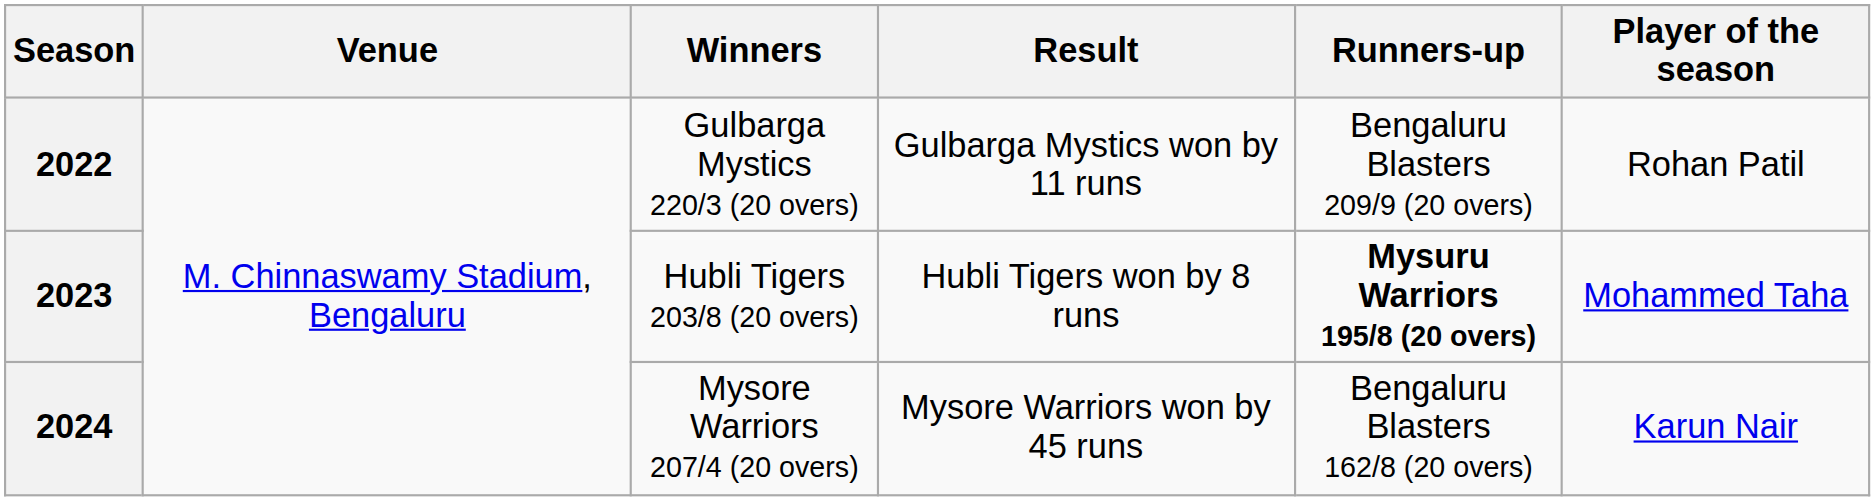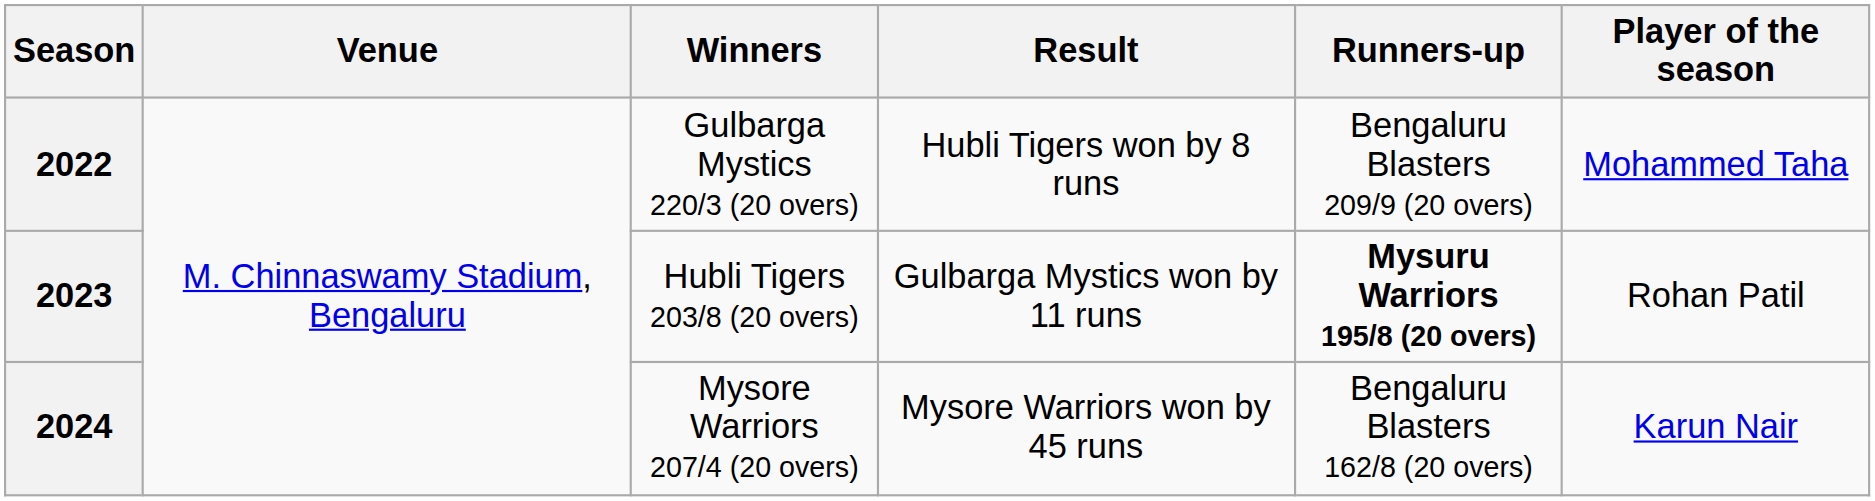(1086, 163) Gulbarga Mystics won by 11 runs -> (1086, 163) Hubli Tigers won by 8 runs
(1716, 163) Rohan Patil -> (1716, 163) Mohammed Taha
(1086, 295) Hubli Tigers won by 8 runs -> (1086, 295) Gulbarga Mystics won by 11 runs
(1716, 295) Mohammed Taha -> (1716, 295) Rohan Patil
